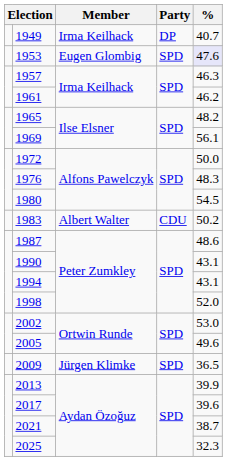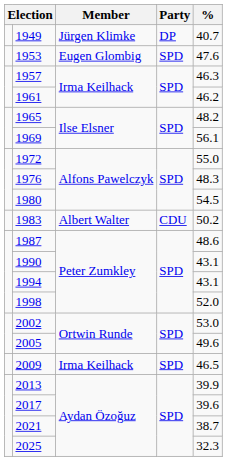(96, 35) Irma Keilhack -> (97, 35) Jürgen Klimke
(208, 55) lavender background -> (208, 55) no background
(208, 158) 50.0 -> (208, 158) 55.0
(97, 364) Jürgen Klimke -> (96, 364) Irma Keilhack
(208, 364) 36.5 -> (208, 364) 46.5
